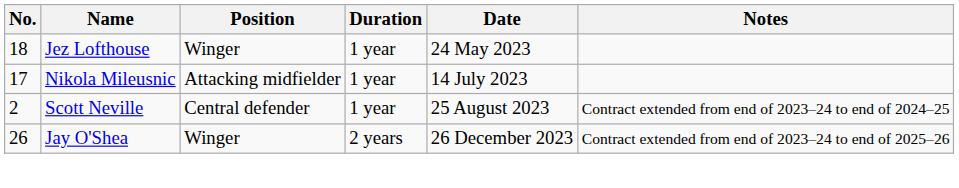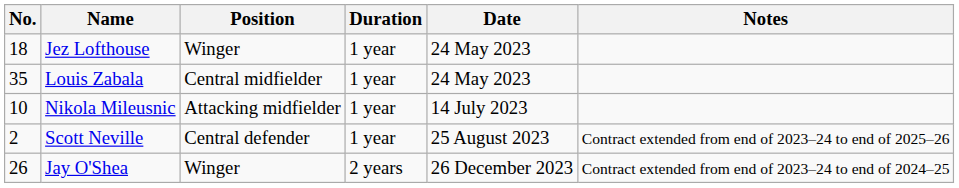+ row: (94, 78)
(18, 78) 17 -> (18, 108) 10
(766, 109) Contract extended from end of 2023–24 to end of 2024–25 -> (766, 139) Contract extended from end of 2023–24 to end of 2025–26
(766, 139) Contract extended from end of 2023–24 to end of 2025–26 -> (766, 168) Contract extended from end of 2023–24 to end of 2024–25
